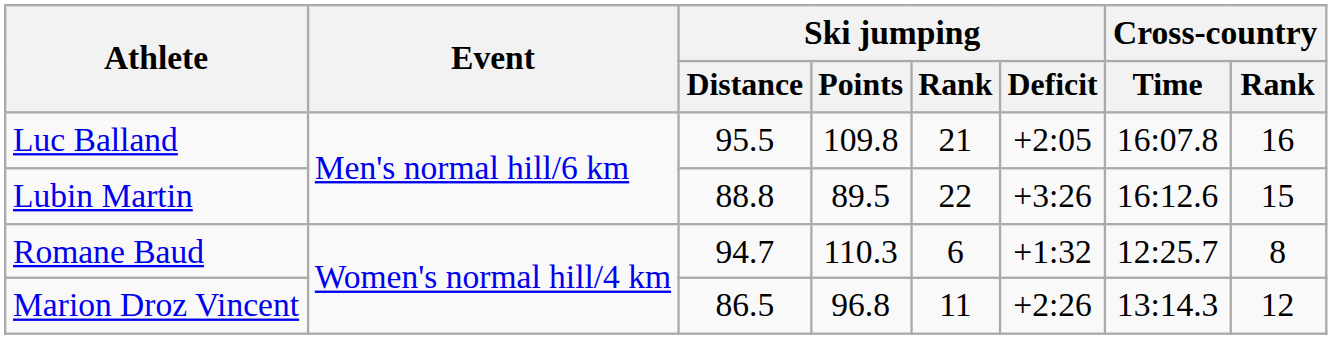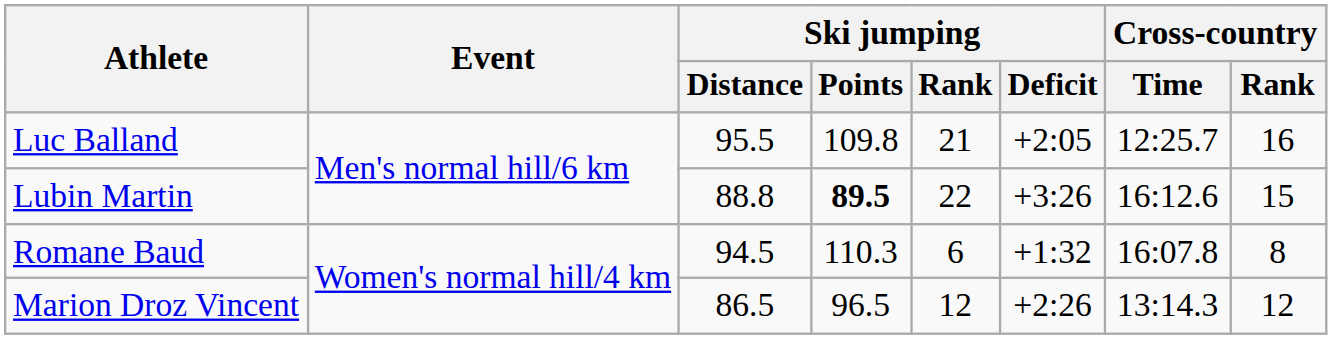(1168, 140) 16:07.8 -> (1168, 140) 12:25.7
(861, 195) normal -> (861, 195) bold
(745, 250) 94.7 -> (745, 250) 94.5
(1168, 250) 12:25.7 -> (1168, 250) 16:07.8
(861, 306) 96.8 -> (861, 306) 96.5
(955, 306) 11 -> (955, 306) 12
